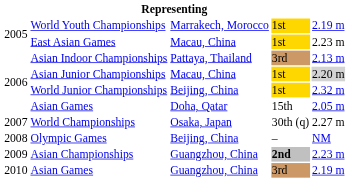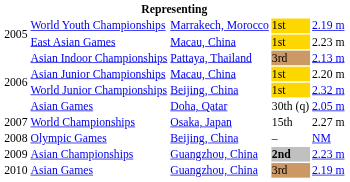(328, 74) lightgrey background -> (328, 74) no background
(282, 106) 15th -> (290, 106) 30th (q)
(290, 122) 30th (q) -> (282, 122) 15th
